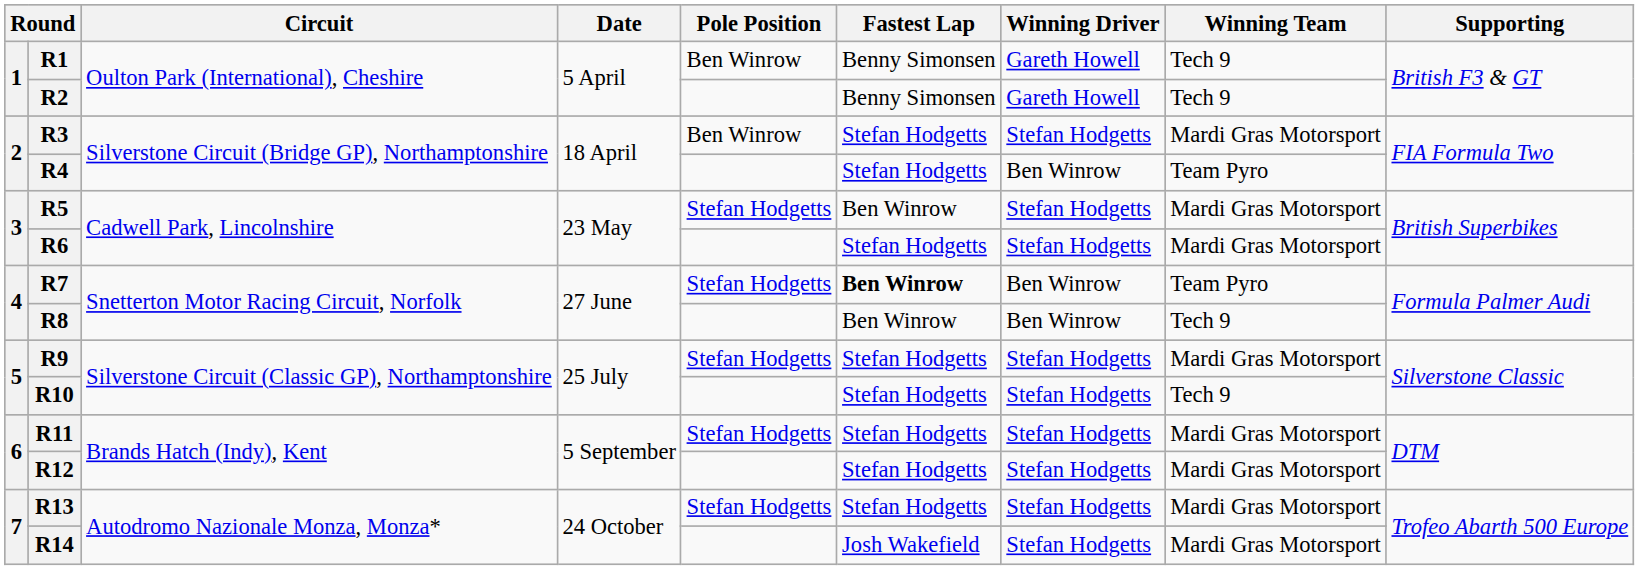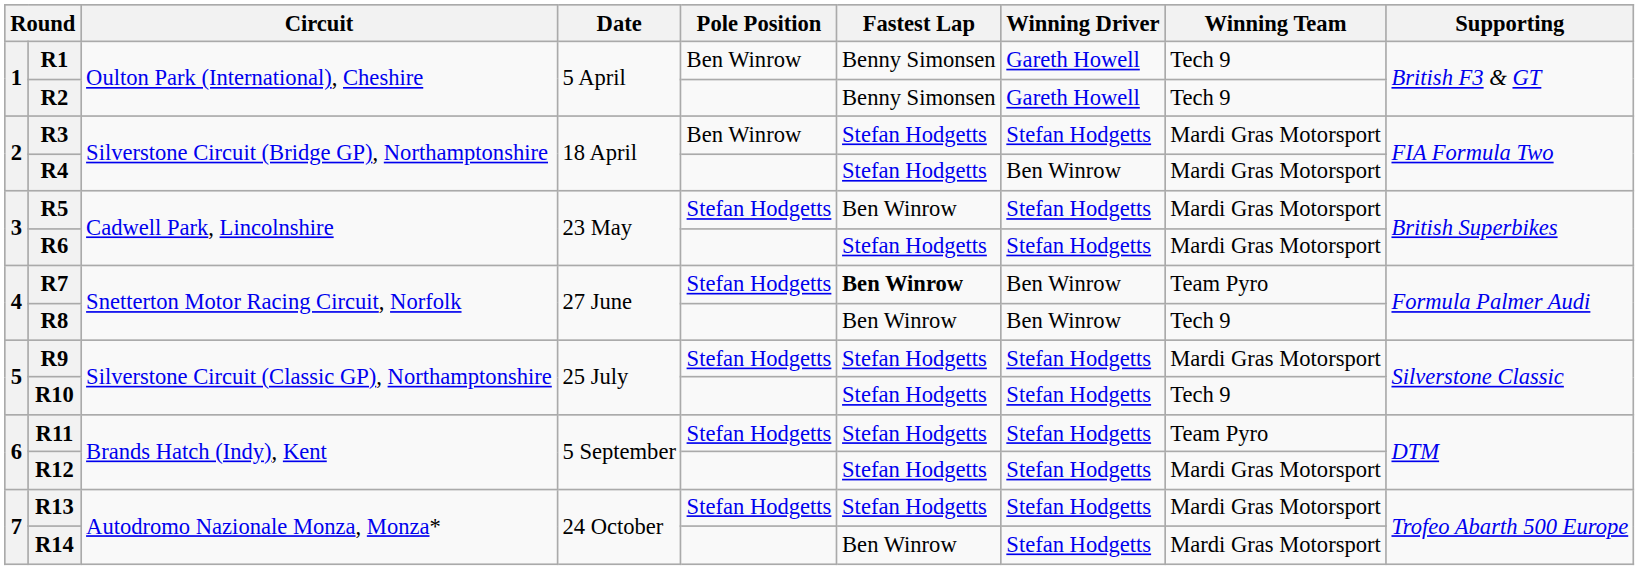(1219, 171) Team Pyro -> (1275, 171) Mardi Gras Motorsport
(1275, 432) Mardi Gras Motorsport -> (1219, 432) Team Pyro
(911, 544) Josh Wakefield -> (899, 544) Ben Winrow
